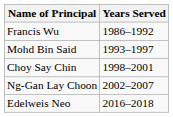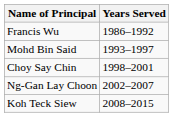+ row: (42, 103)
- row: (39, 103)
